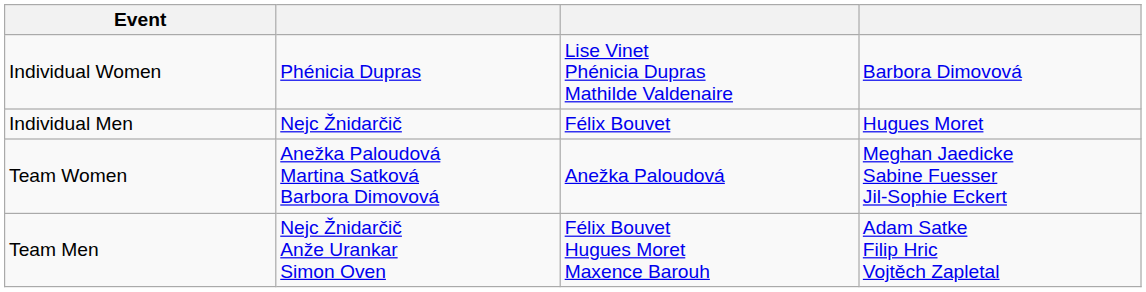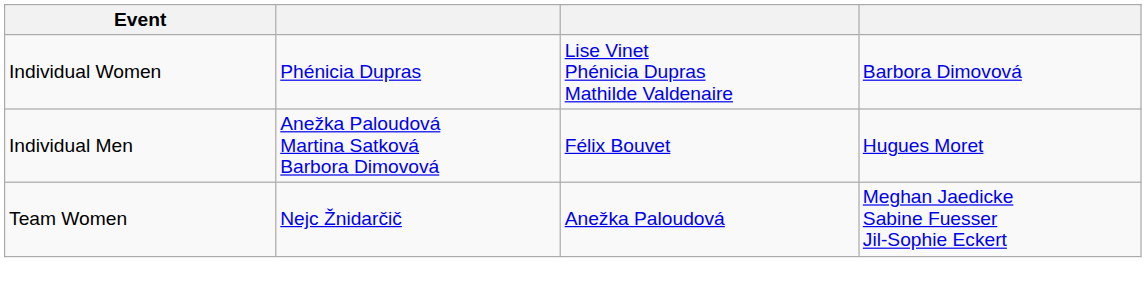(341, 123) Nejc Žnidarčič -> (360, 145) Anežka Paloudová Martina Satková Barbora Dimovová
(360, 175) Anežka Paloudová Martina Satková Barbora Dimovová -> (341, 219) Nejc Žnidarčič
- row: (54, 249)
